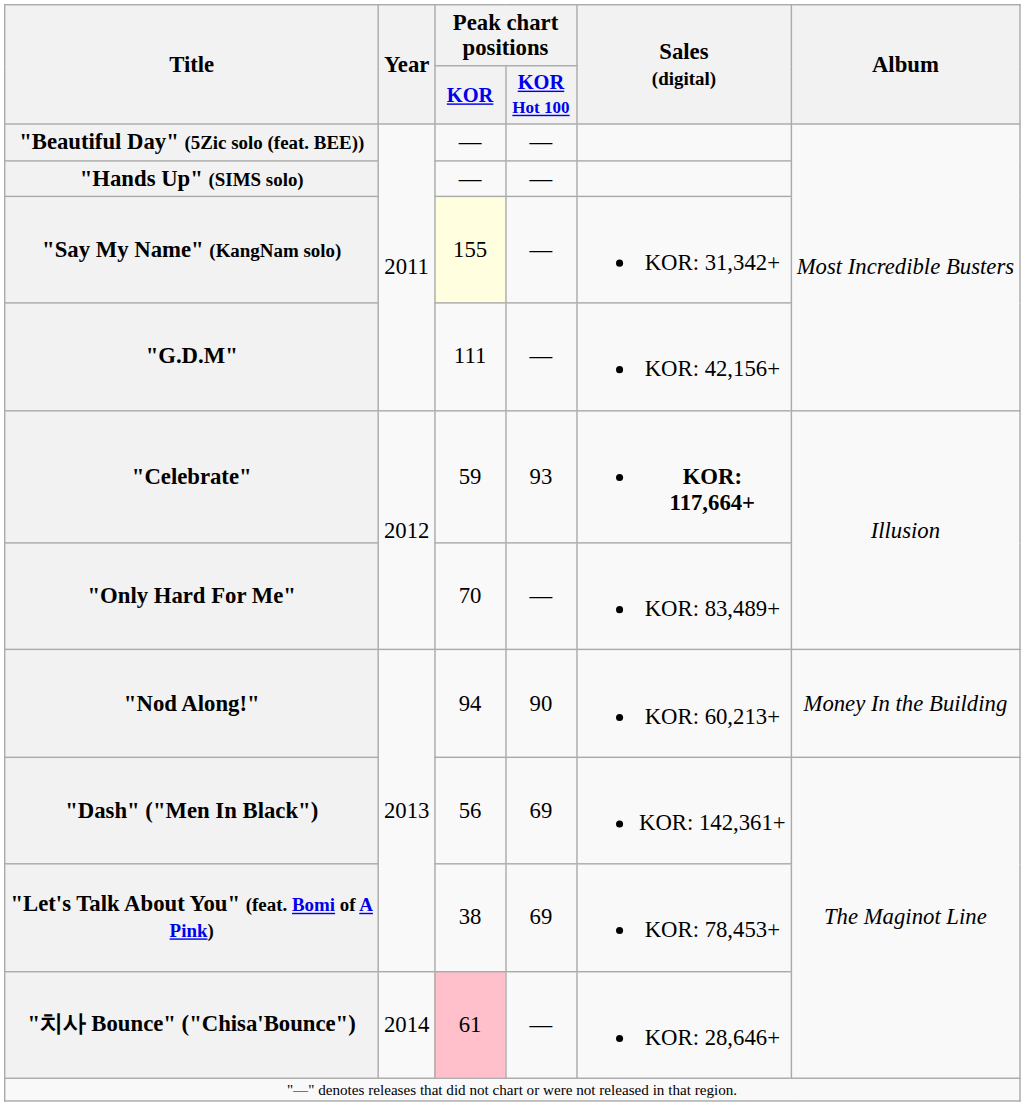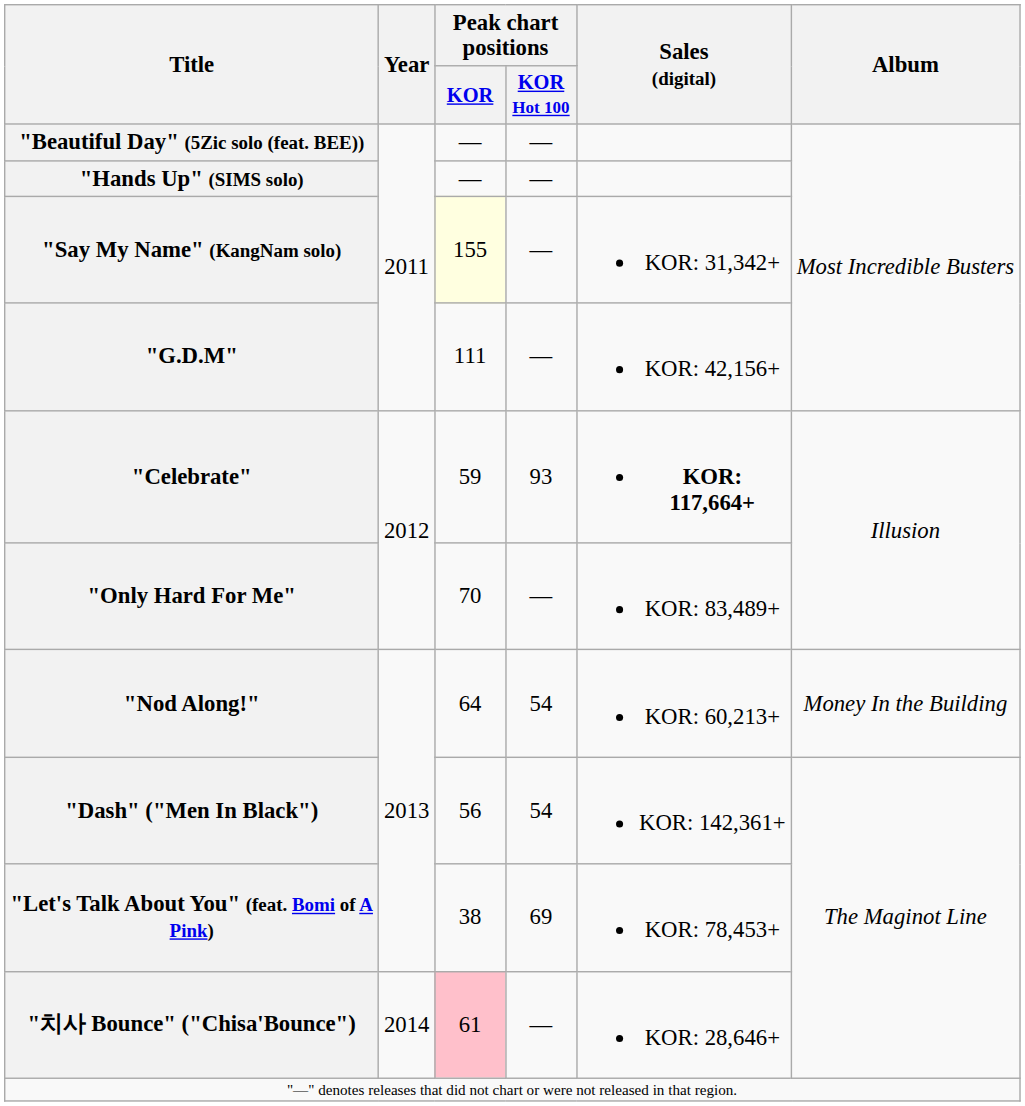(470, 703) 94 -> (470, 703) 64
(541, 703) 90 -> (541, 703) 54
(541, 810) 69 -> (541, 810) 54
